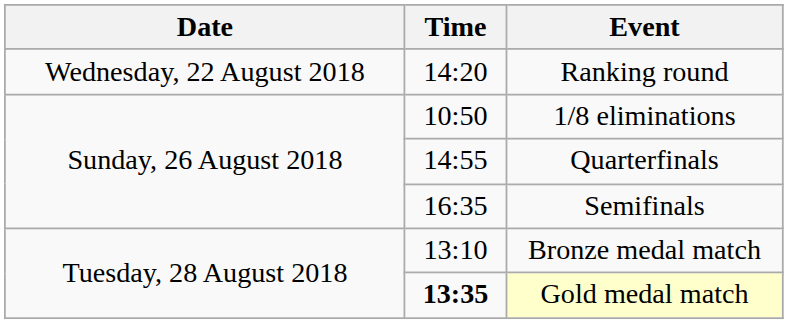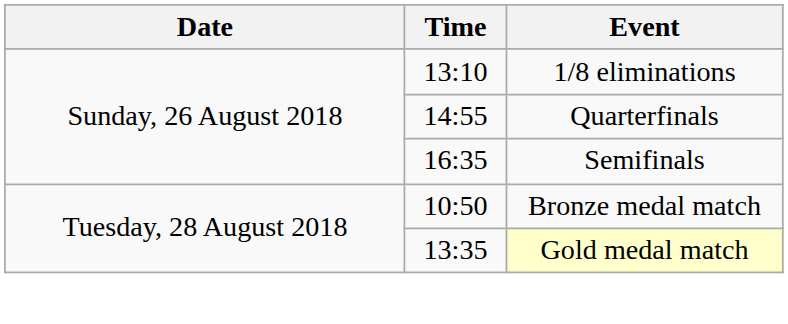- row: (645, 71)
(456, 116) 10:50 -> (456, 71) 13:10
(456, 250) 13:10 -> (456, 205) 10:50
(456, 294) bold -> (456, 250) normal
